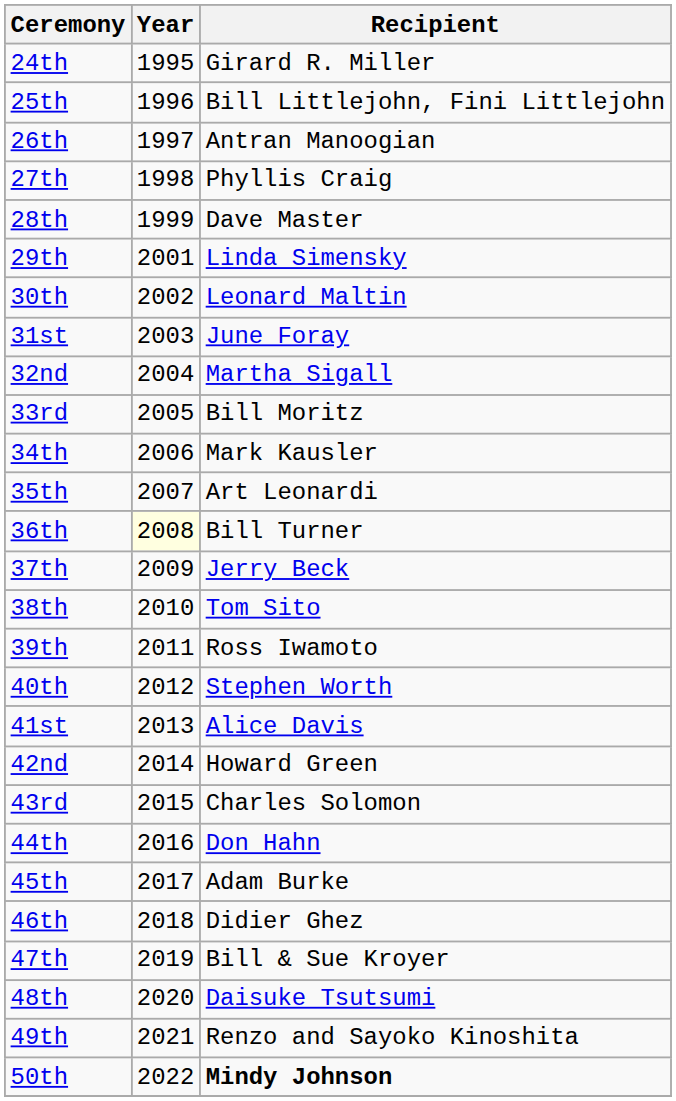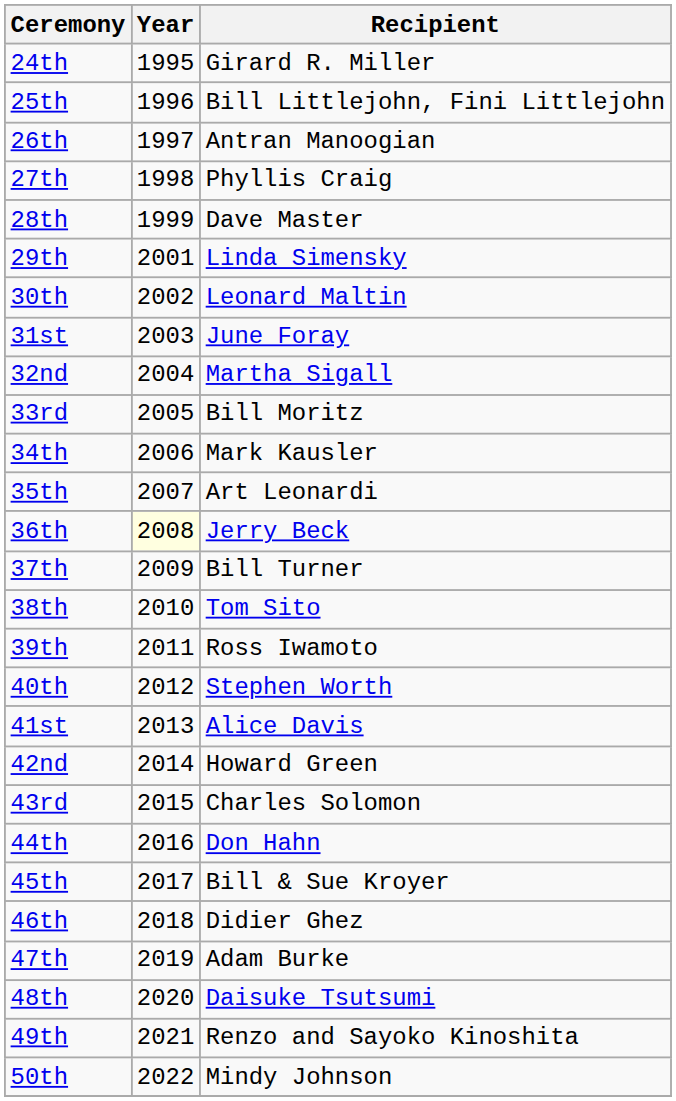(285, 531) Bill Turner -> (277, 531) Jerry Beck
(277, 570) Jerry Beck -> (285, 570) Bill Turner
(277, 882) Adam Burke -> (328, 882) Bill & Sue Kroyer
(328, 960) Bill & Sue Kroyer -> (277, 960) Adam Burke
(299, 1077) bold -> (299, 1077) normal
